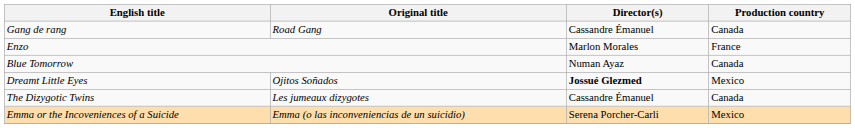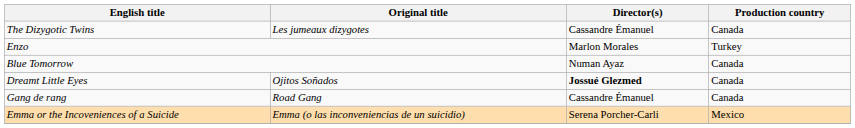rows swapped: (50, 98) <-> (37, 30)
(726, 47) France -> (727, 47) Turkey
(728, 81) Mexico -> (727, 81) Canada
